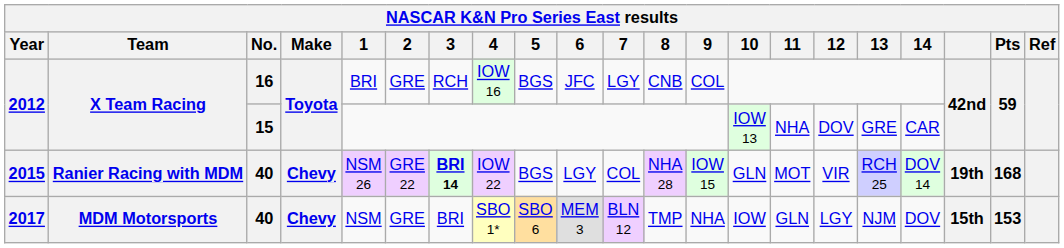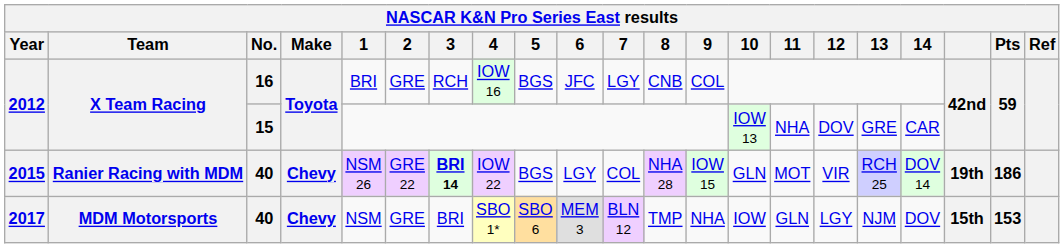(1008, 173) 168 -> (1008, 173) 186
